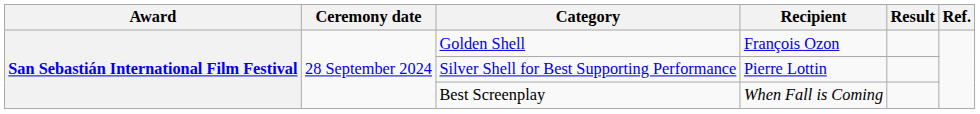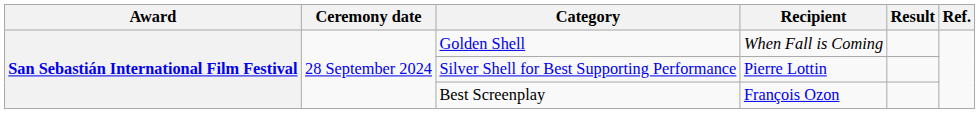(792, 43) François Ozon -> (813, 43) When Fall is Coming
(813, 95) When Fall is Coming -> (792, 95) François Ozon
